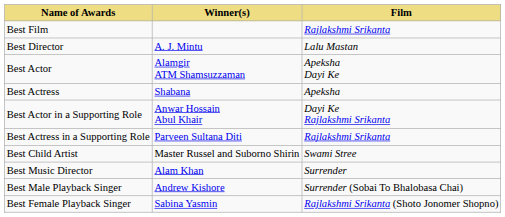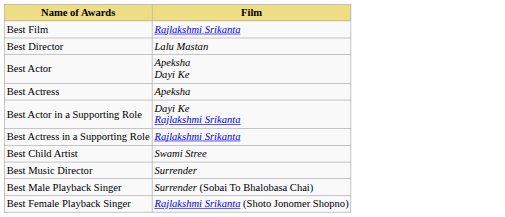- column: (227, 12)
